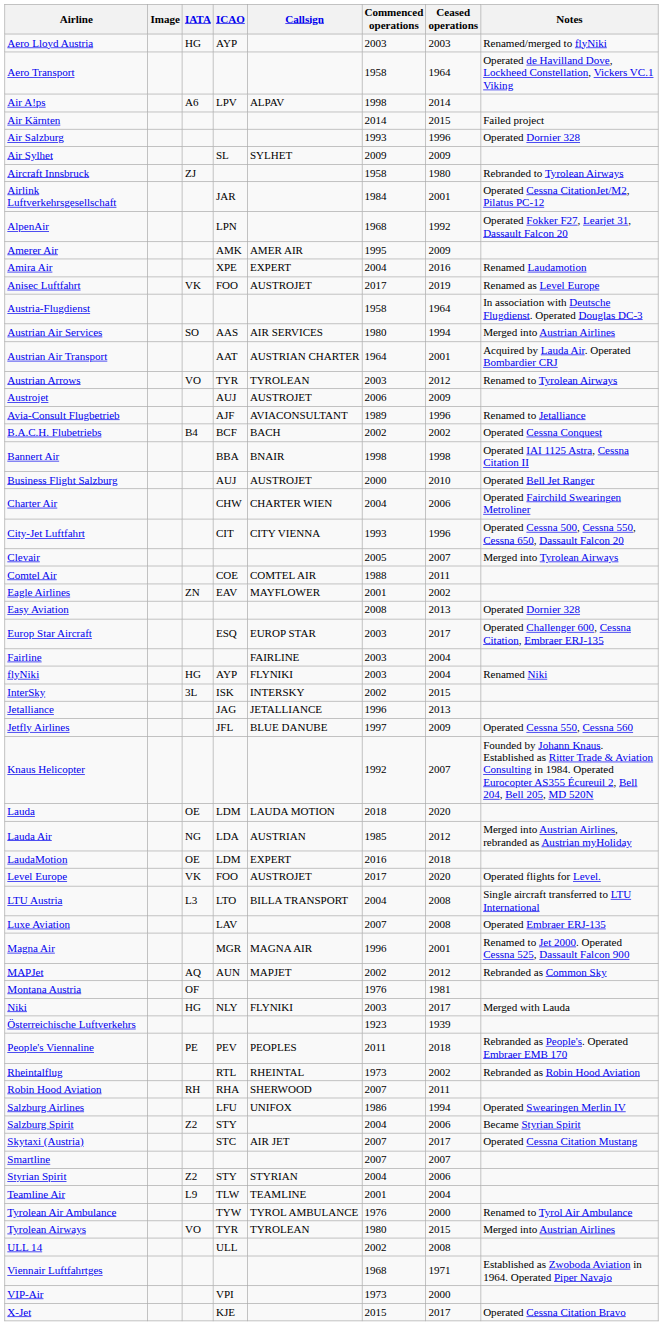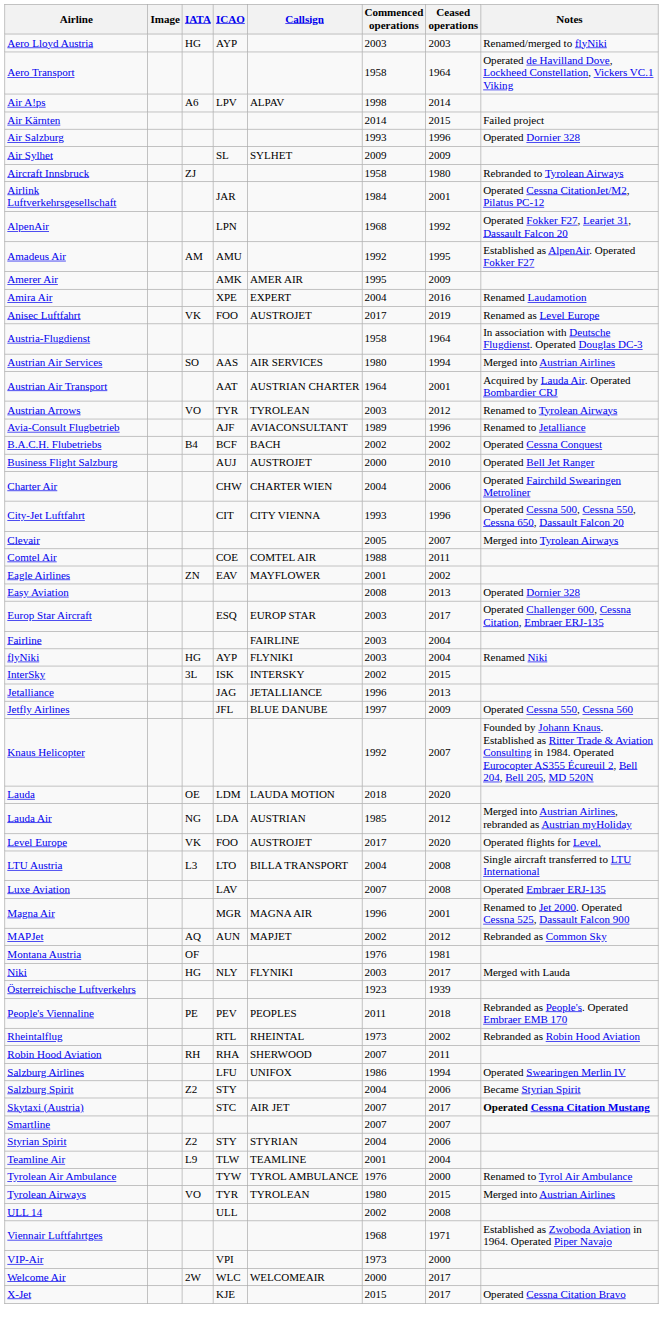+ row: (37, 256)
- row: (28, 397)
- row: (33, 456)
- row: (37, 859)
(560, 1142) normal -> (566, 1107) bold
+ row: (36, 1277)
